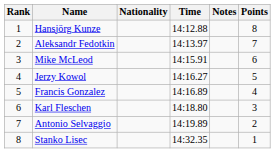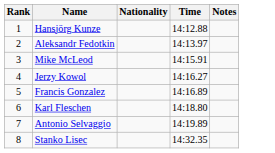- column: (254, 12)
